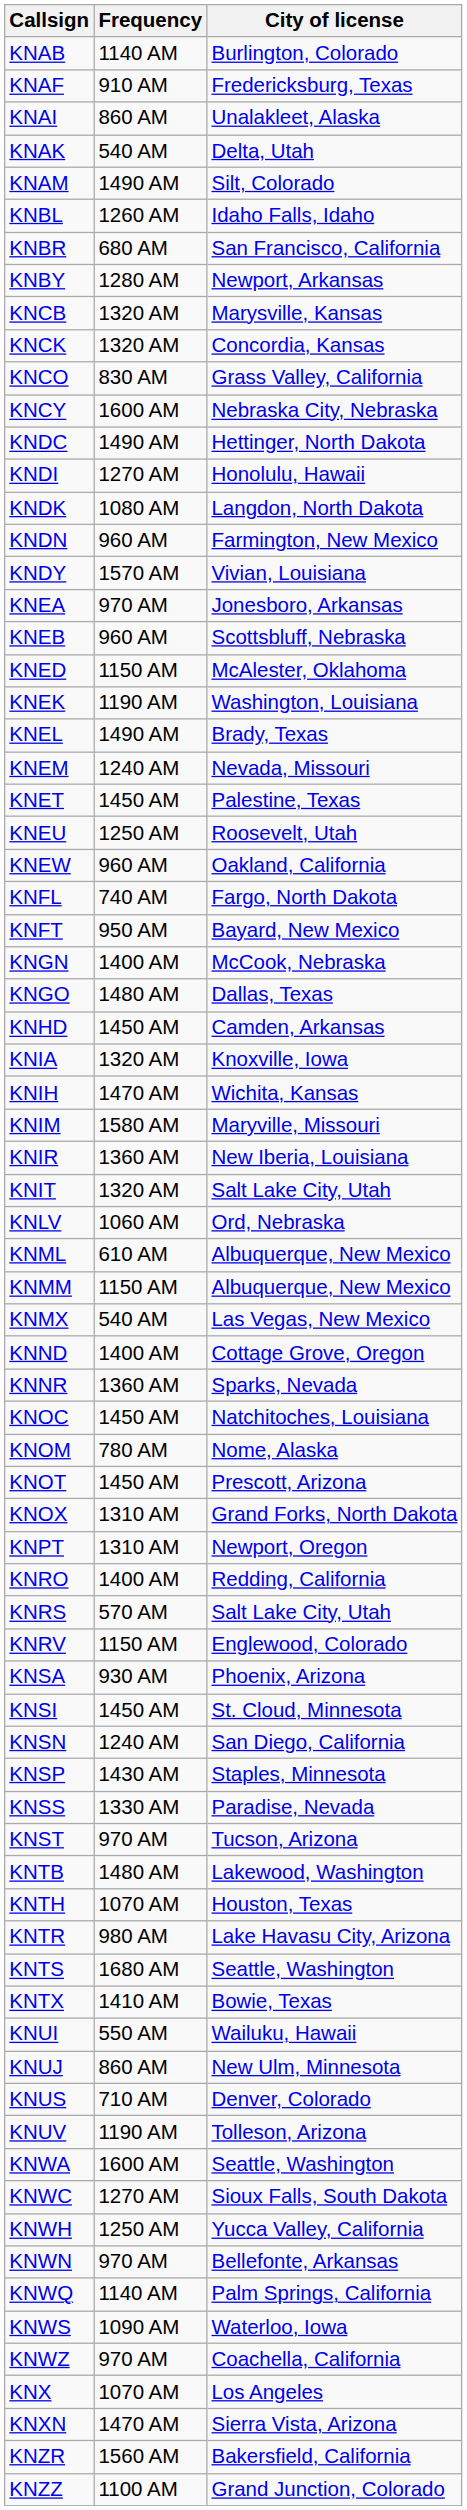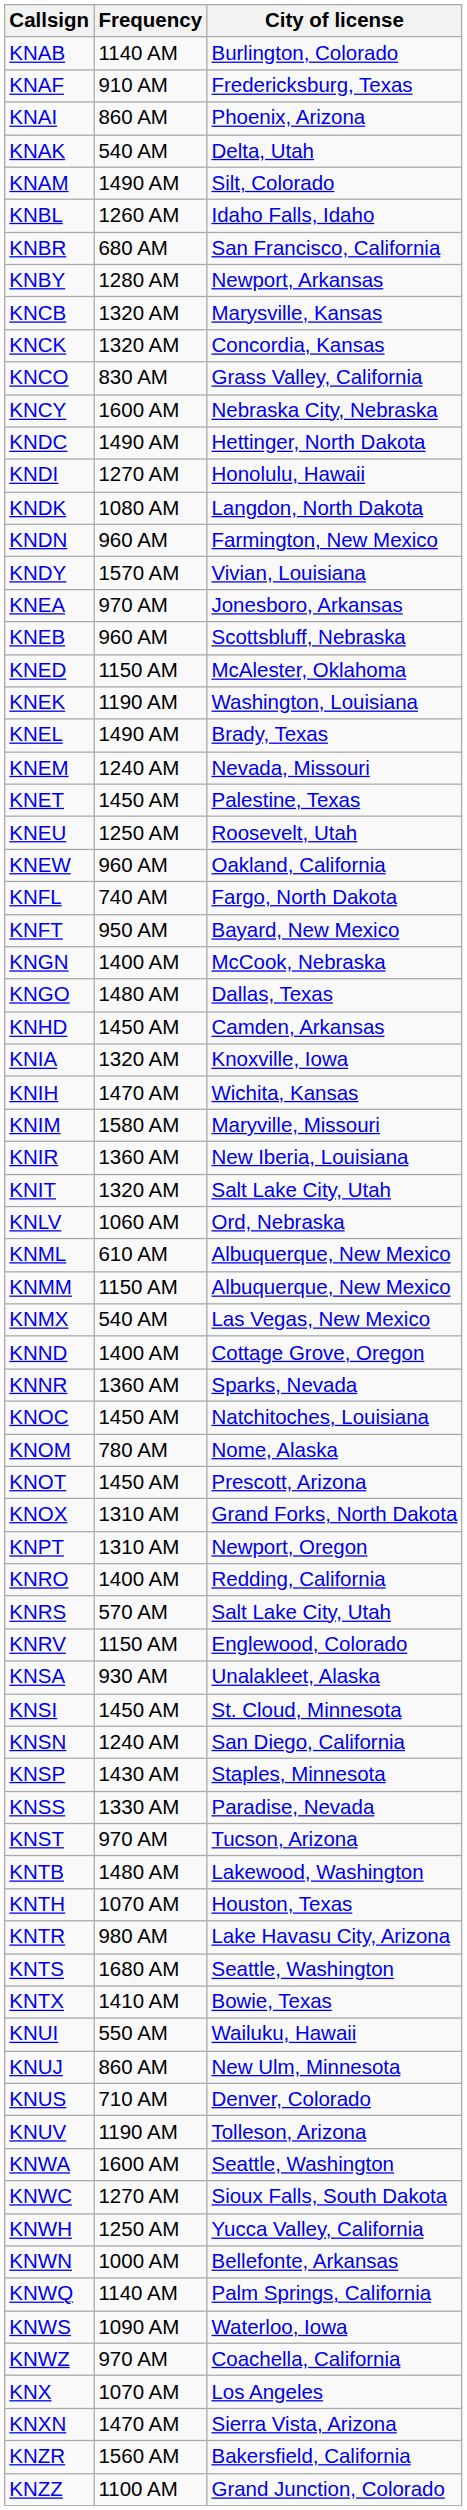(296, 118) Unalakleet, Alaska -> (288, 118) Phoenix, Arizona
(288, 1677) Phoenix, Arizona -> (296, 1677) Unalakleet, Alaska
(133, 2261) 970 AM -> (139, 2261) 1000 AM
